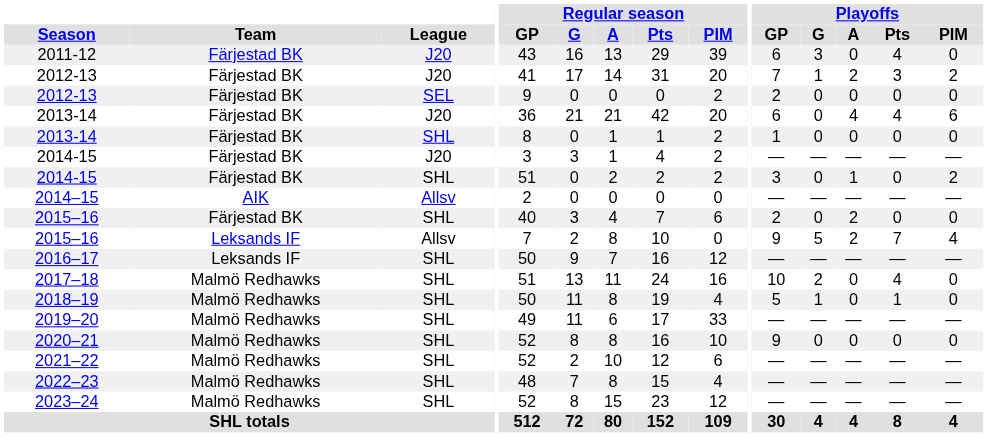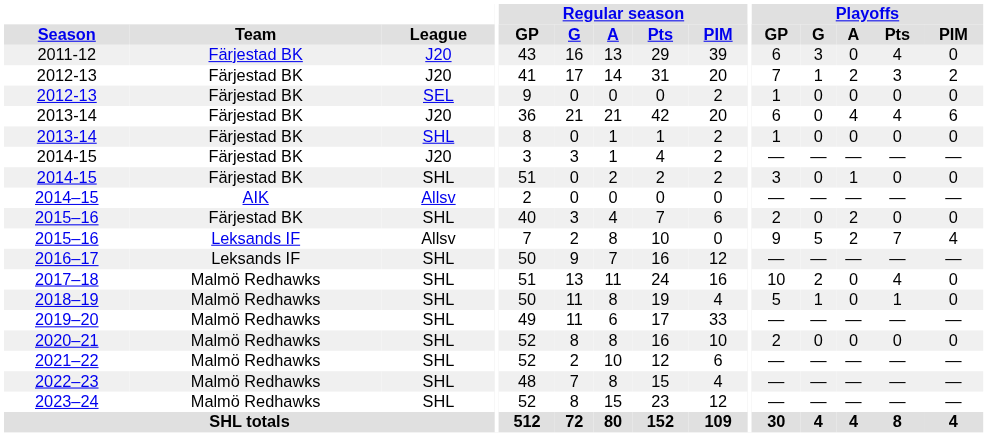(776, 95) 2 -> (776, 95) 1
(953, 177) 2 -> (953, 177) 0
(776, 340) 9 -> (776, 340) 2
